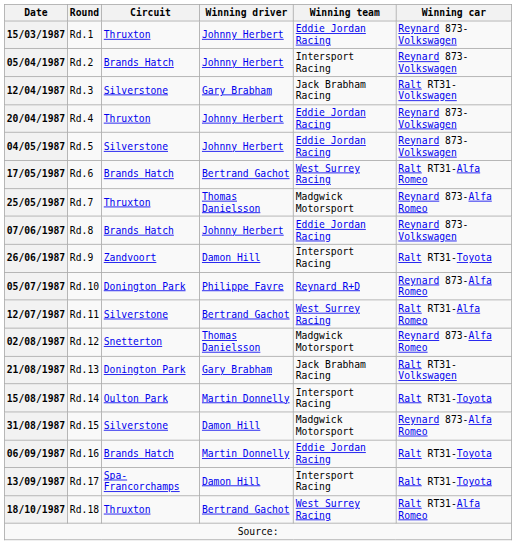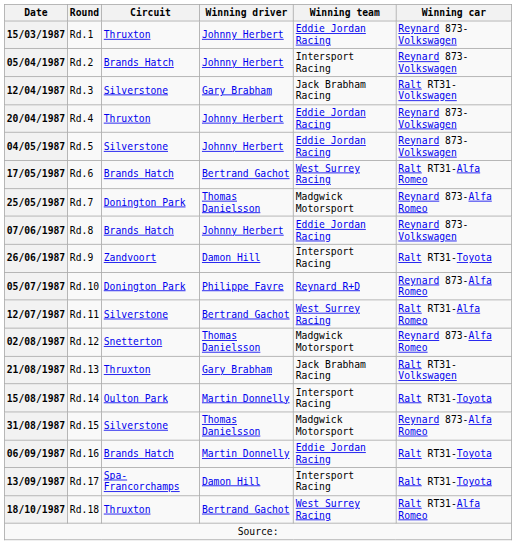(127, 202) Thruxton -> (145, 202) Donington Park
(145, 370) Donington Park -> (127, 370) Thruxton
(231, 425) Damon Hill -> (231, 425) Thomas Danielsson
